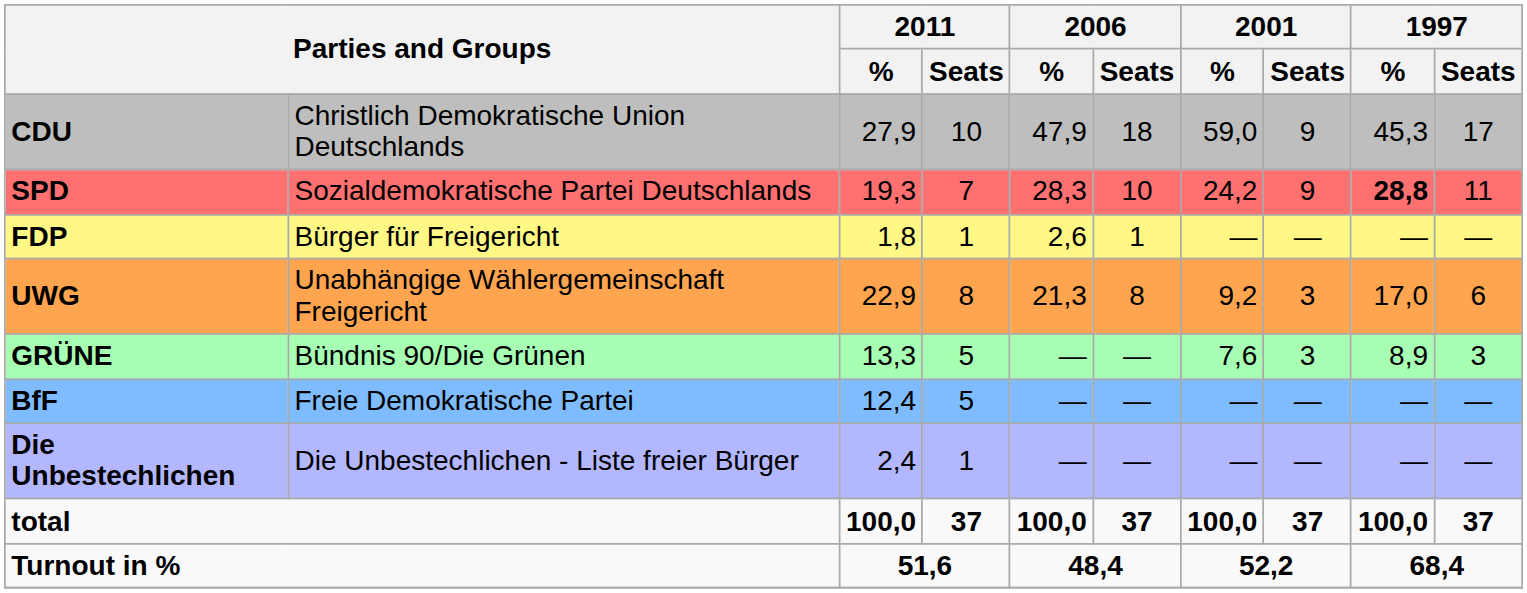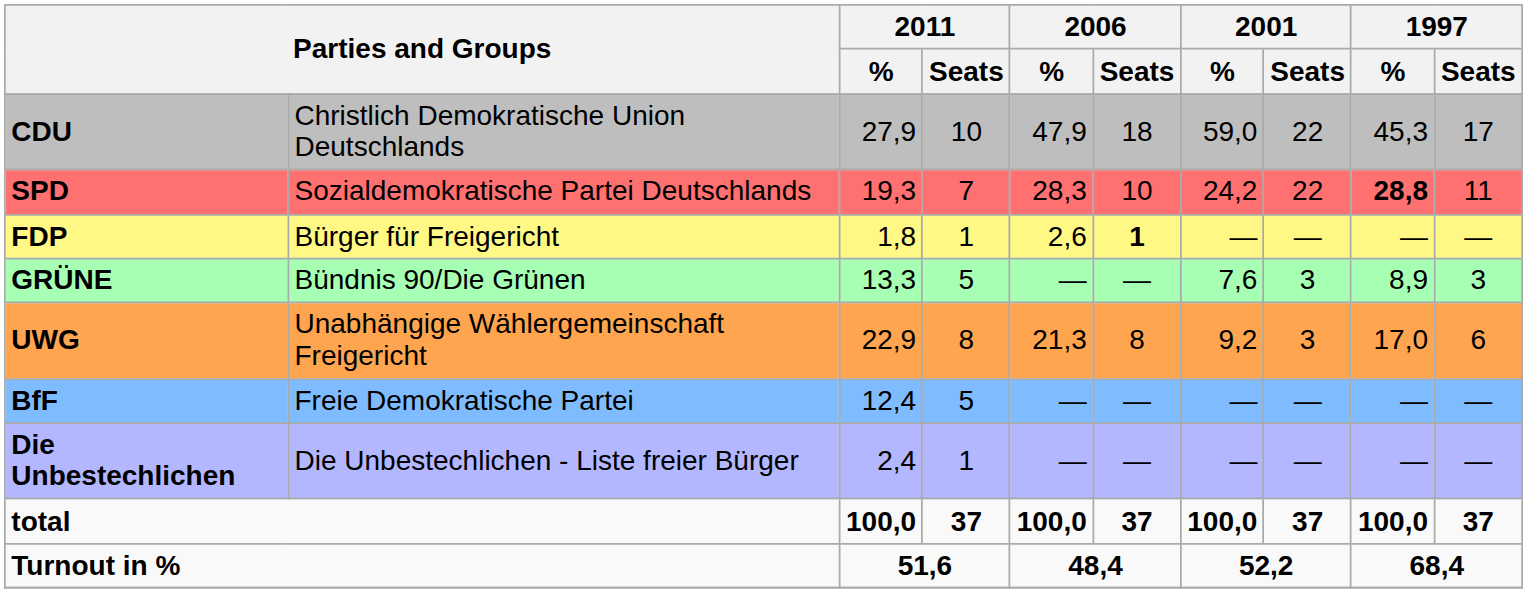(1308, 131) 9 -> (1308, 131) 22
(1308, 191) 9 -> (1308, 191) 22
(1137, 235) normal -> (1137, 235) bold
rows swapped: (62, 356) <-> (46, 295)
